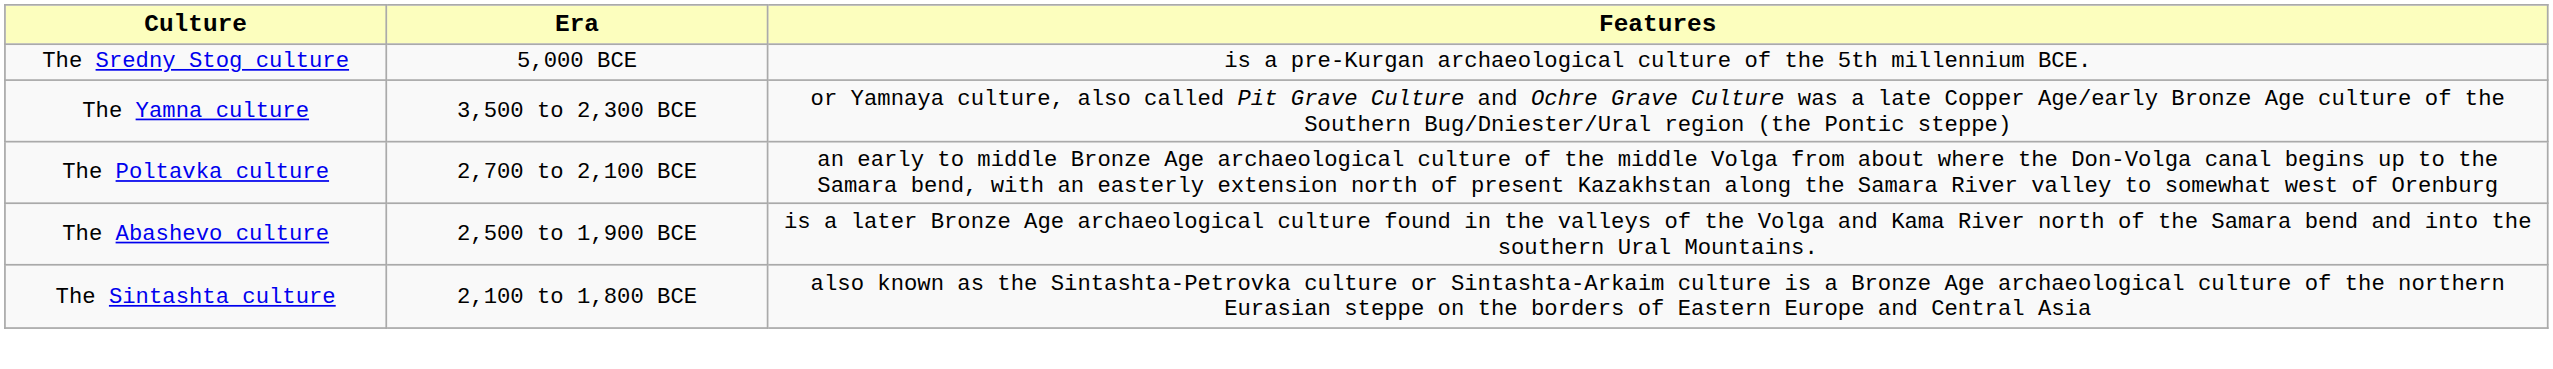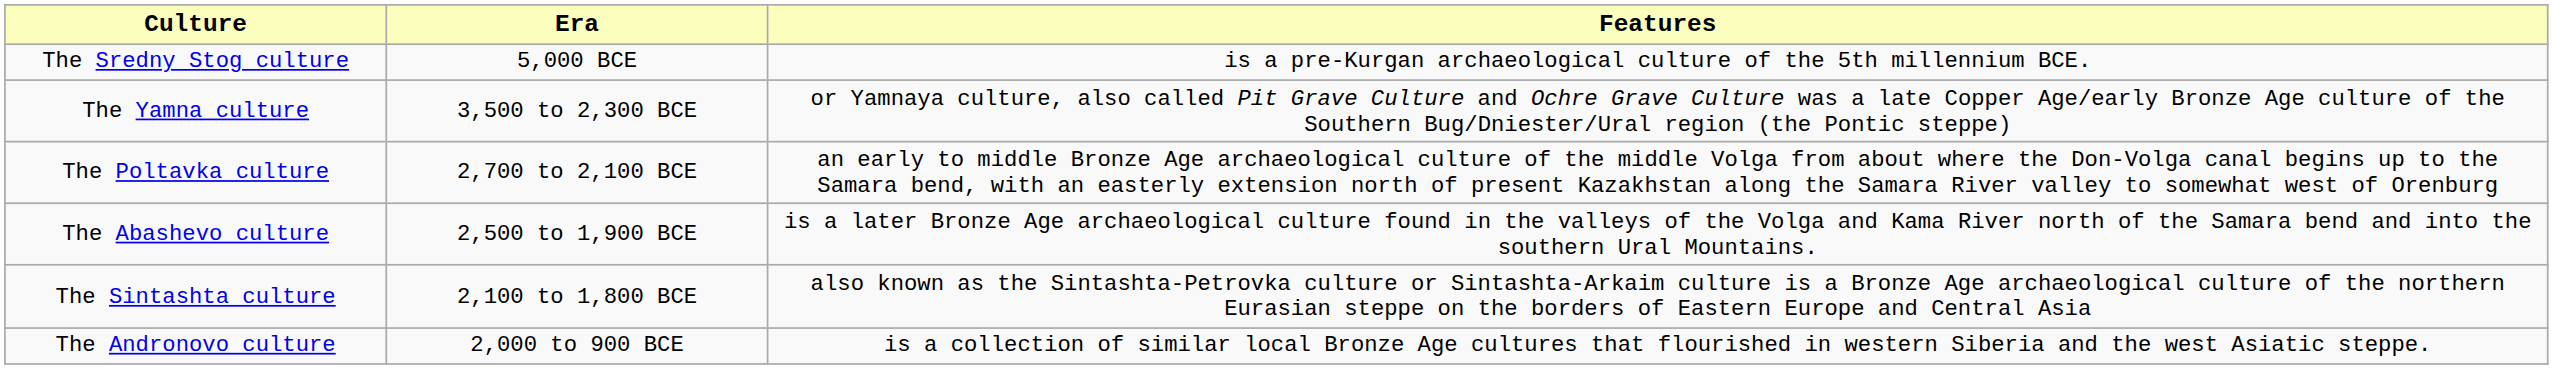+ row: (196, 346)
